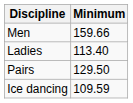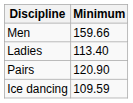(91, 70) 129.50 -> (91, 70) 120.90
